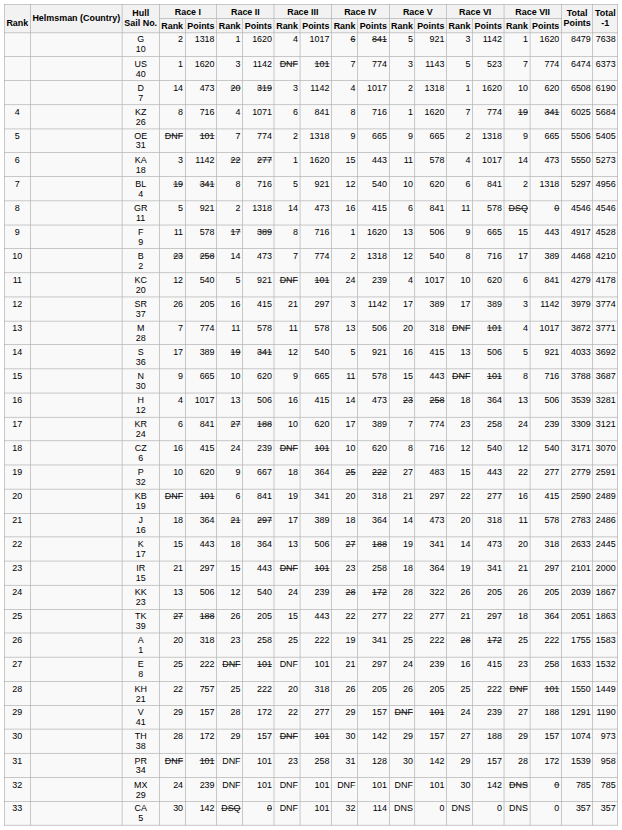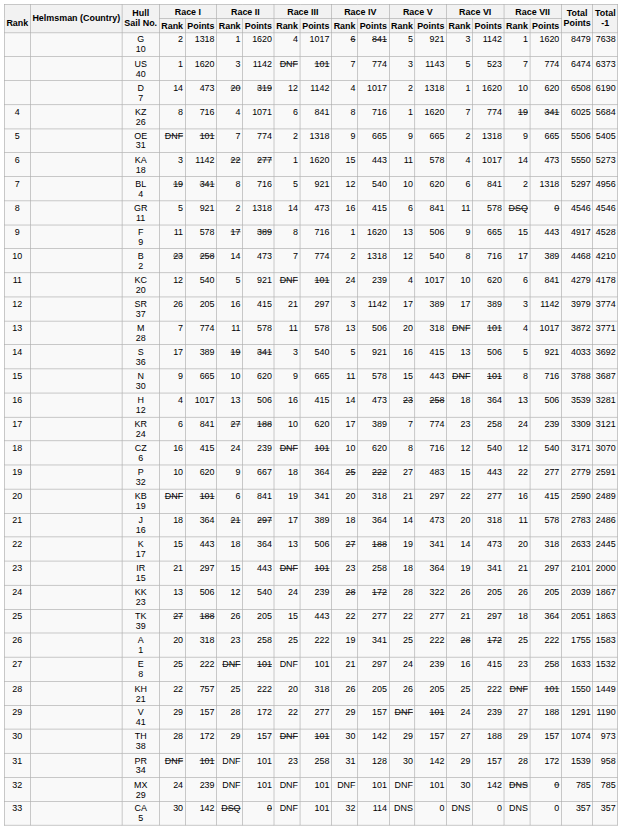(296, 88) 3 -> (293, 88) 12
(293, 352) 12 -> (296, 352) 3
